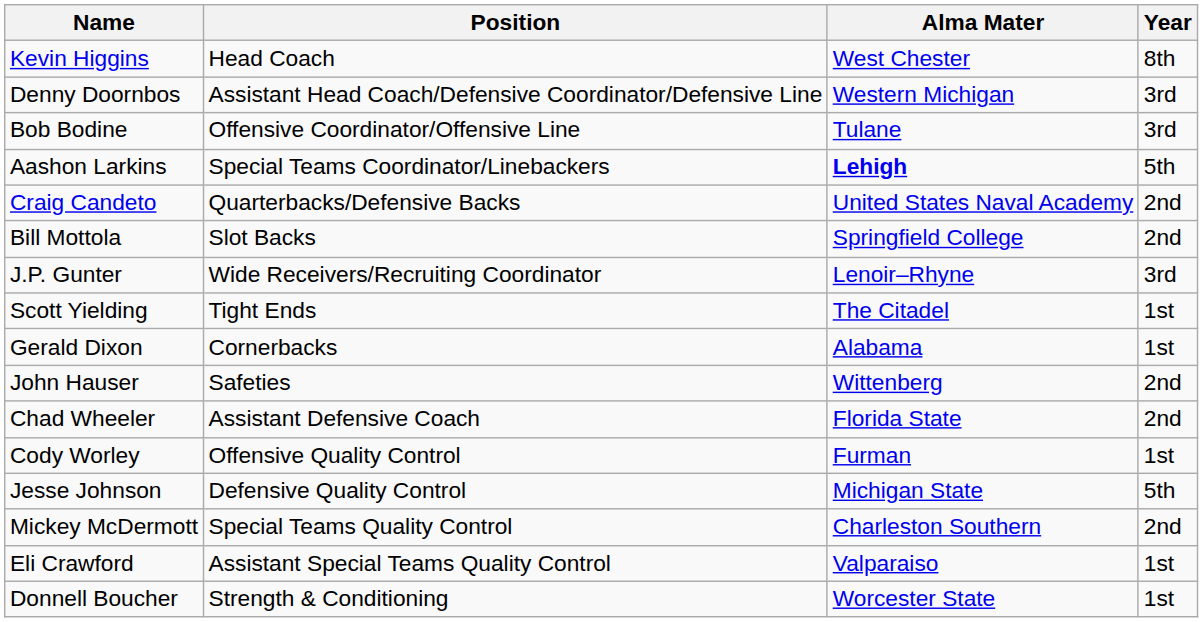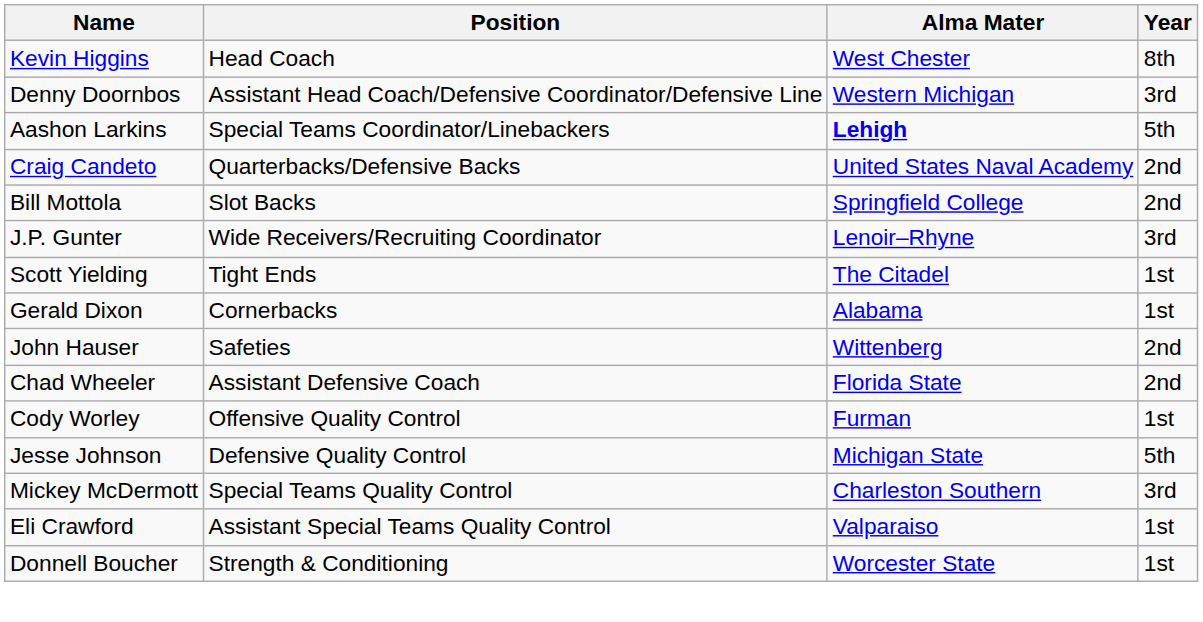- row: (69, 130)
(1163, 526) 2nd -> (1160, 490) 3rd
